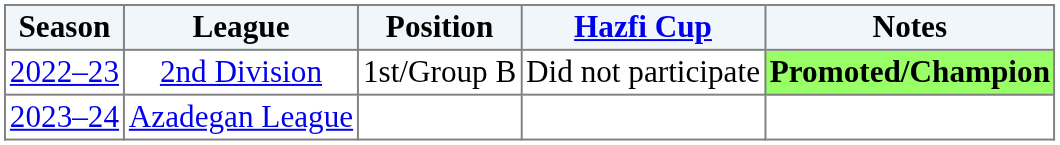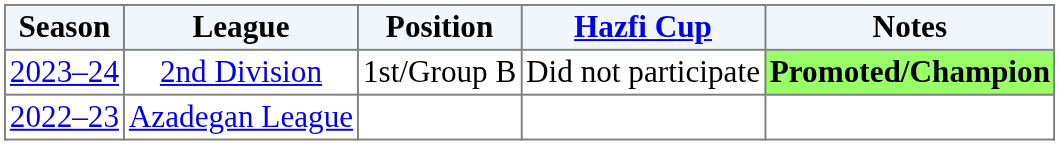(64, 71) 2022–23 -> (64, 71) 2023–24
(64, 116) 2023–24 -> (64, 116) 2022–23
